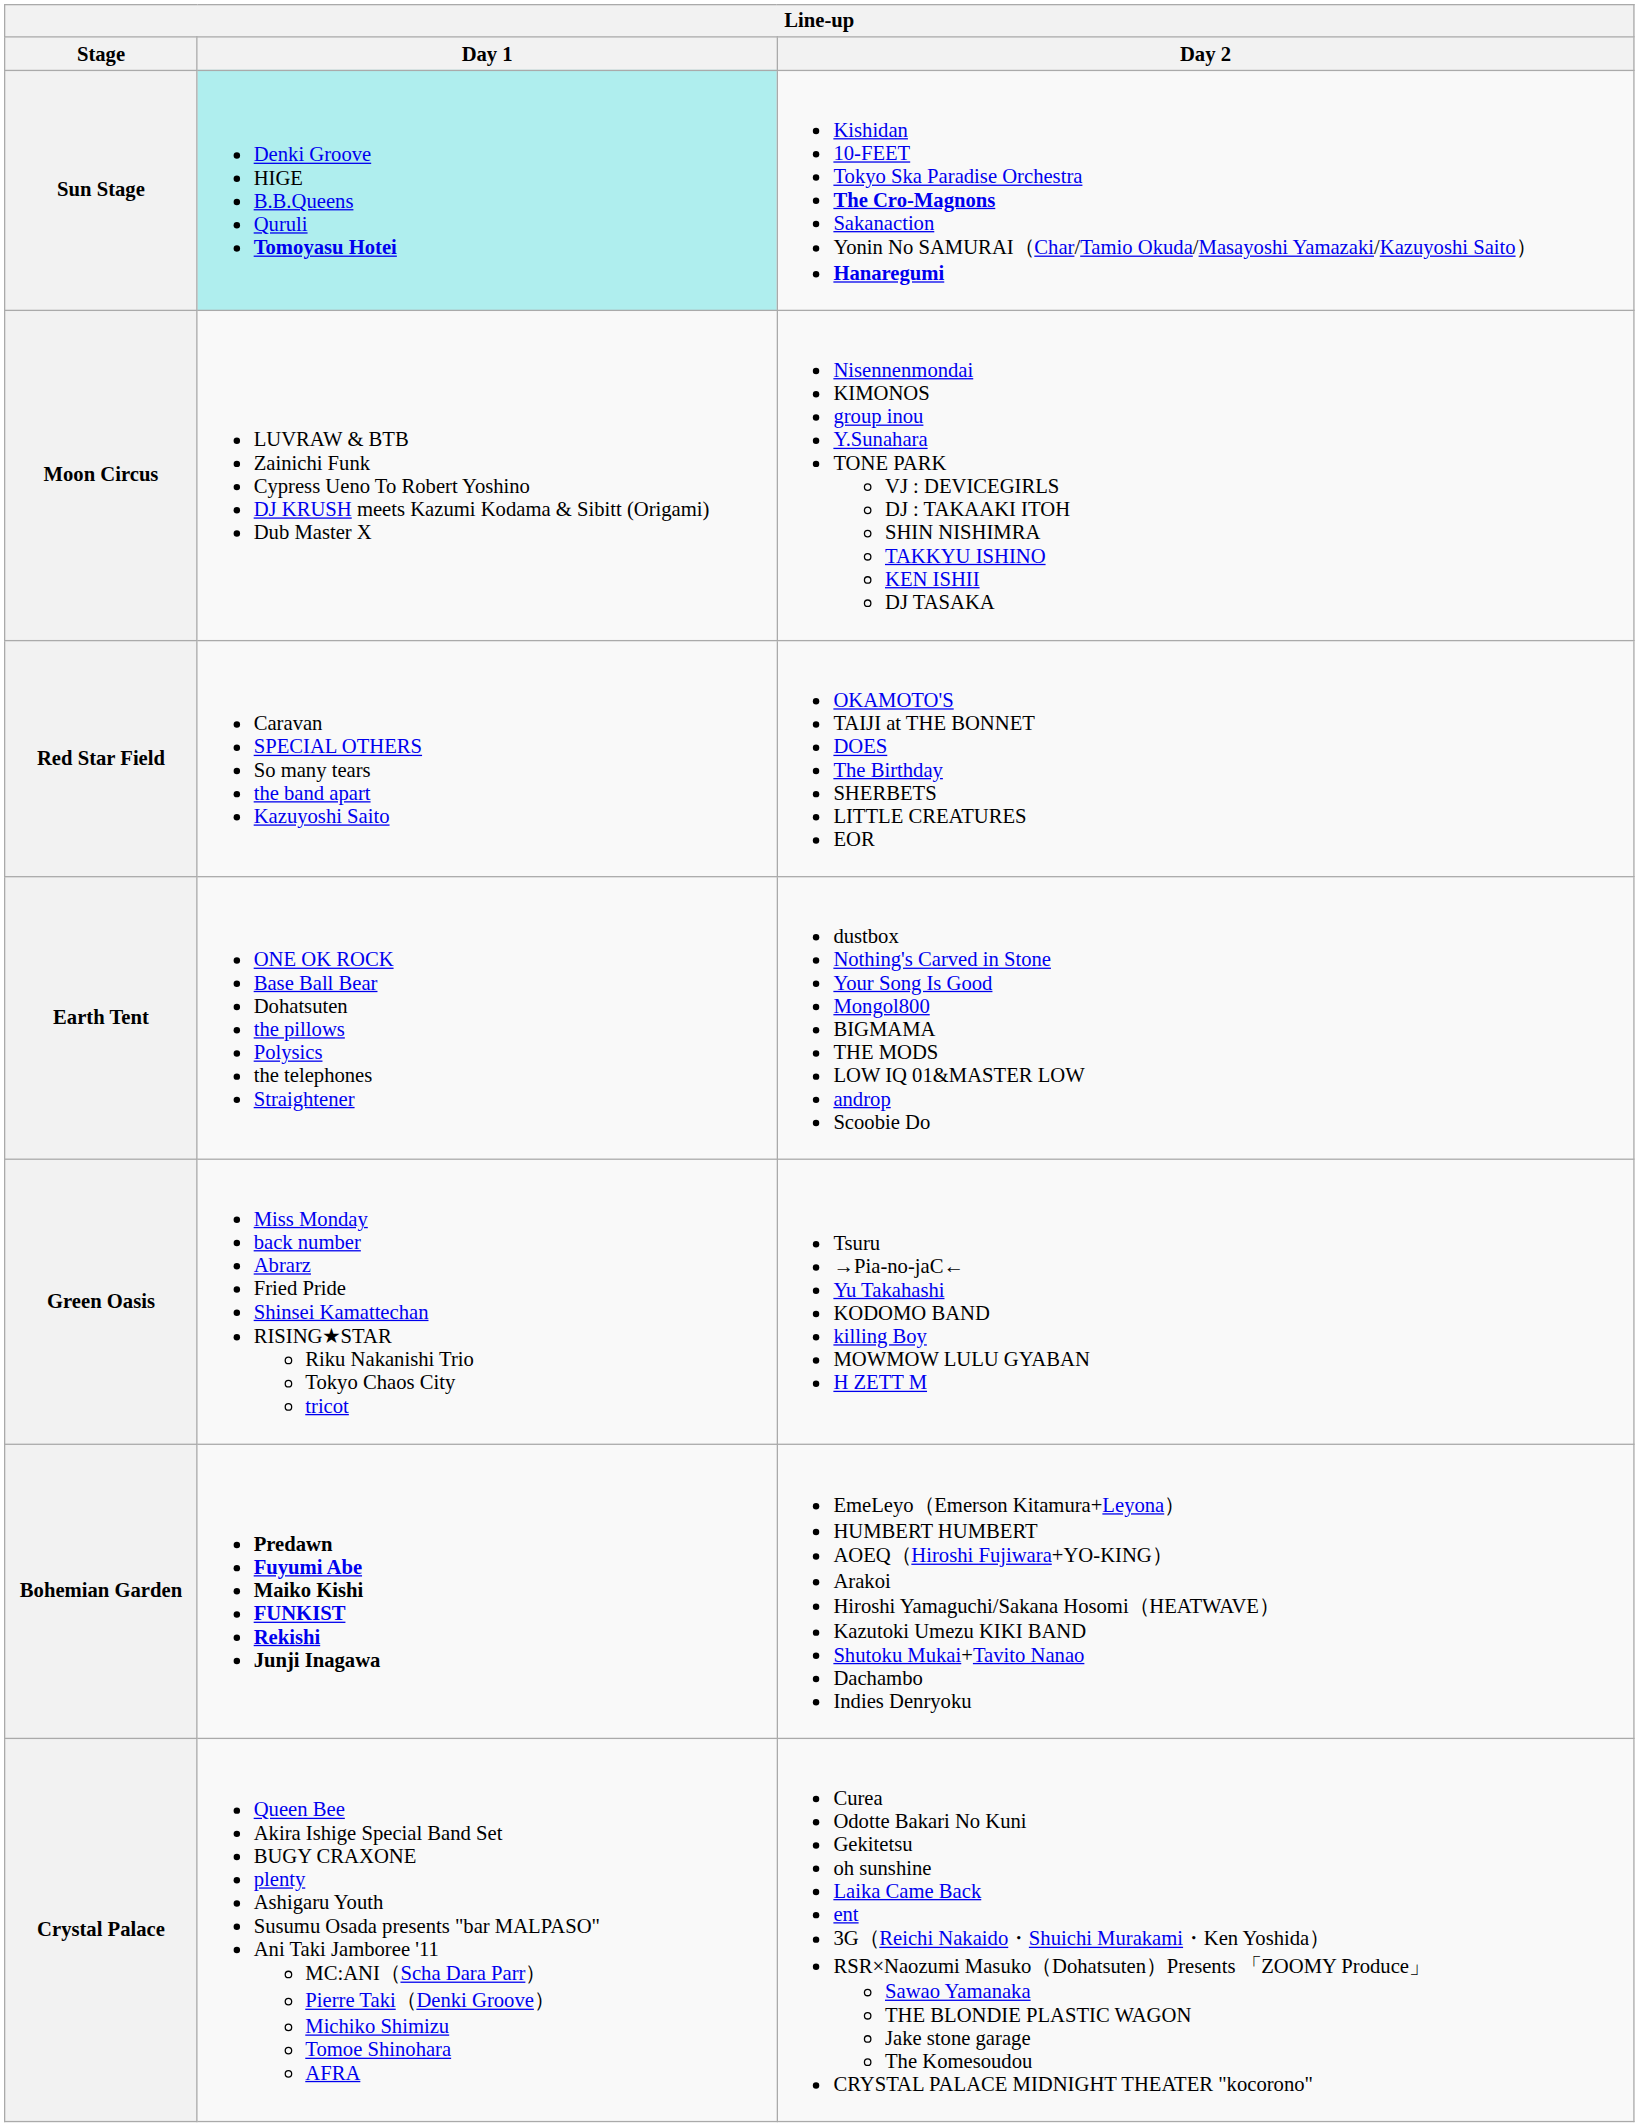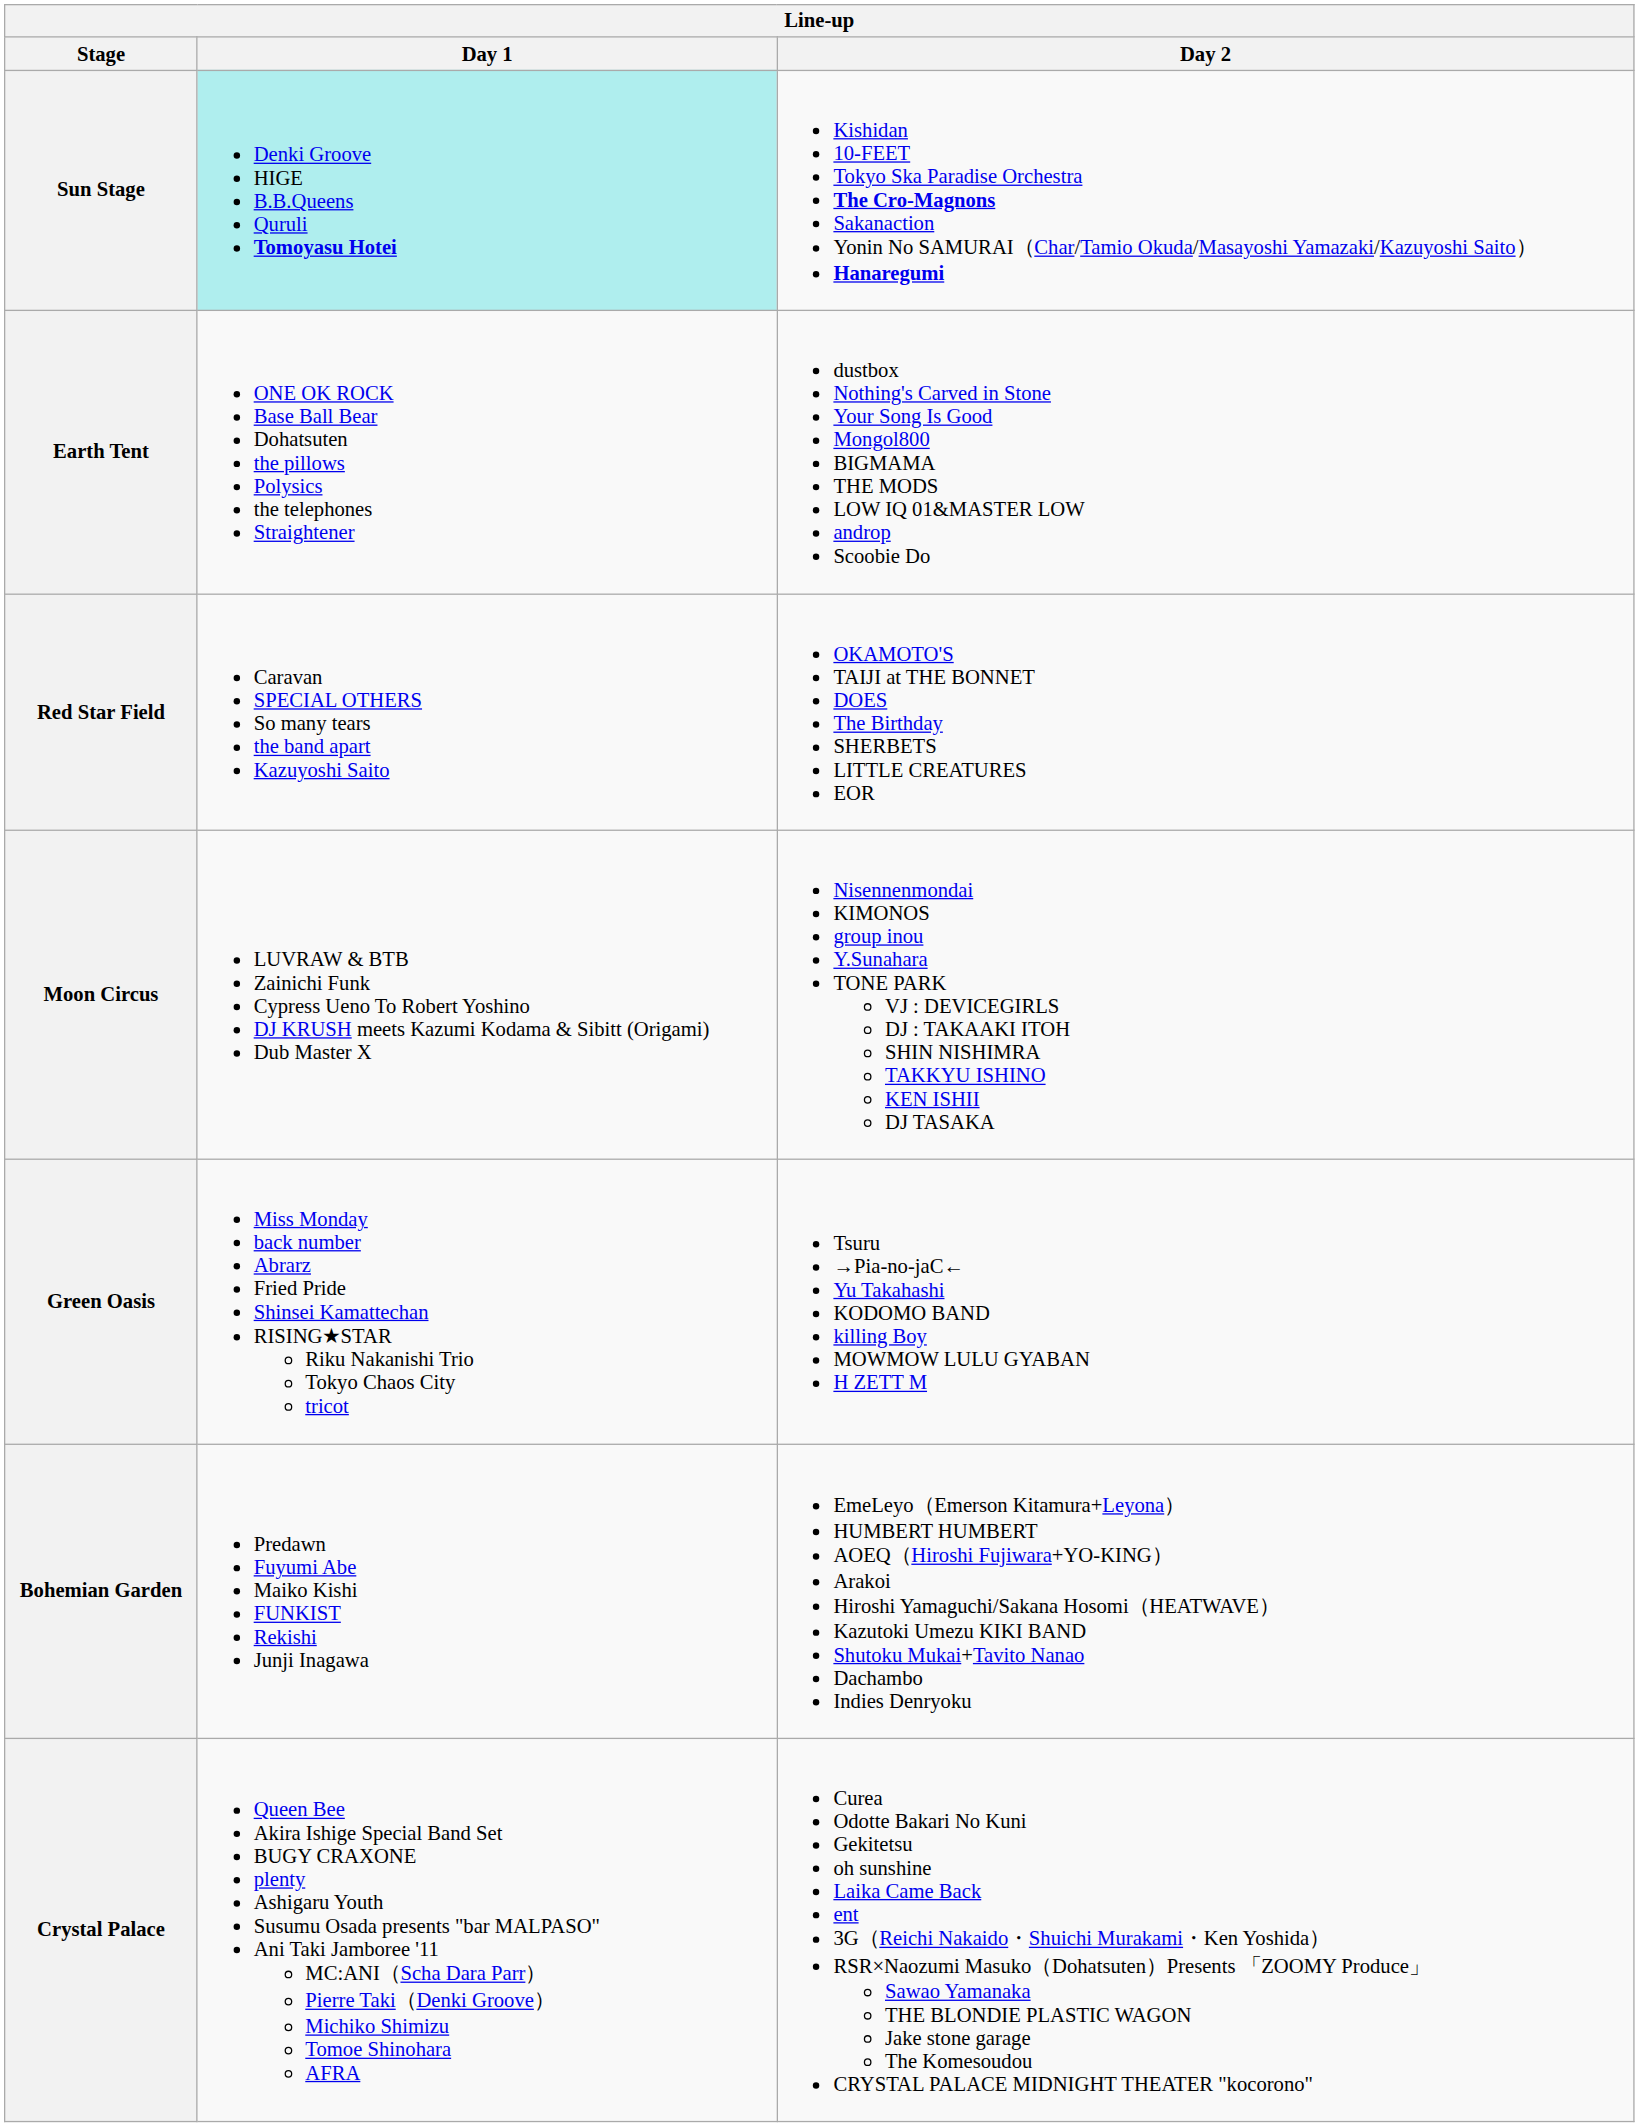rows swapped: (101, 1017) <-> (101, 475)
(487, 1603) bold -> (487, 1603) normal
